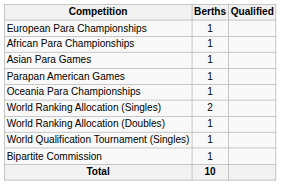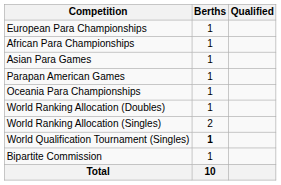rows swapped: (84, 108) <-> (86, 124)
(210, 140) normal -> (210, 140) bold
